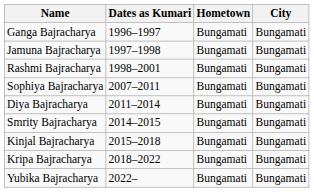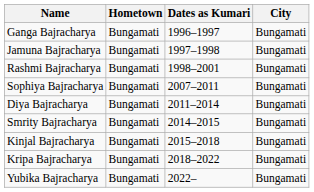columns swapped: (223, 13) <-> (150, 13)
